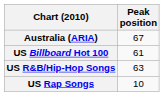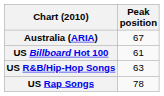(138, 83) 10 -> (138, 83) 78
